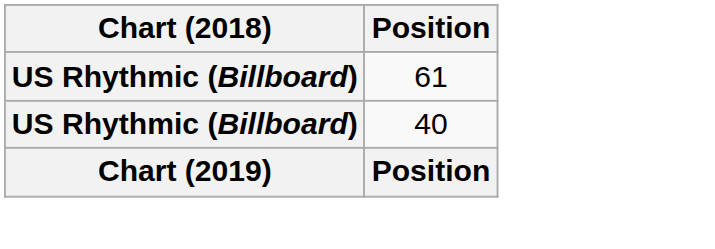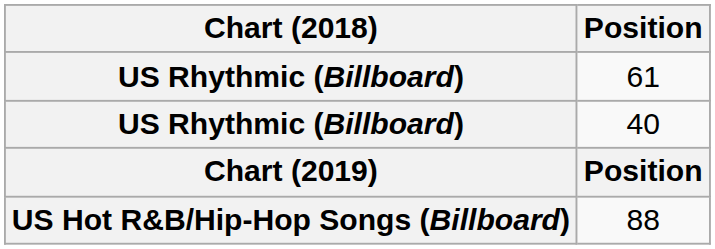+ row: (643, 219)
